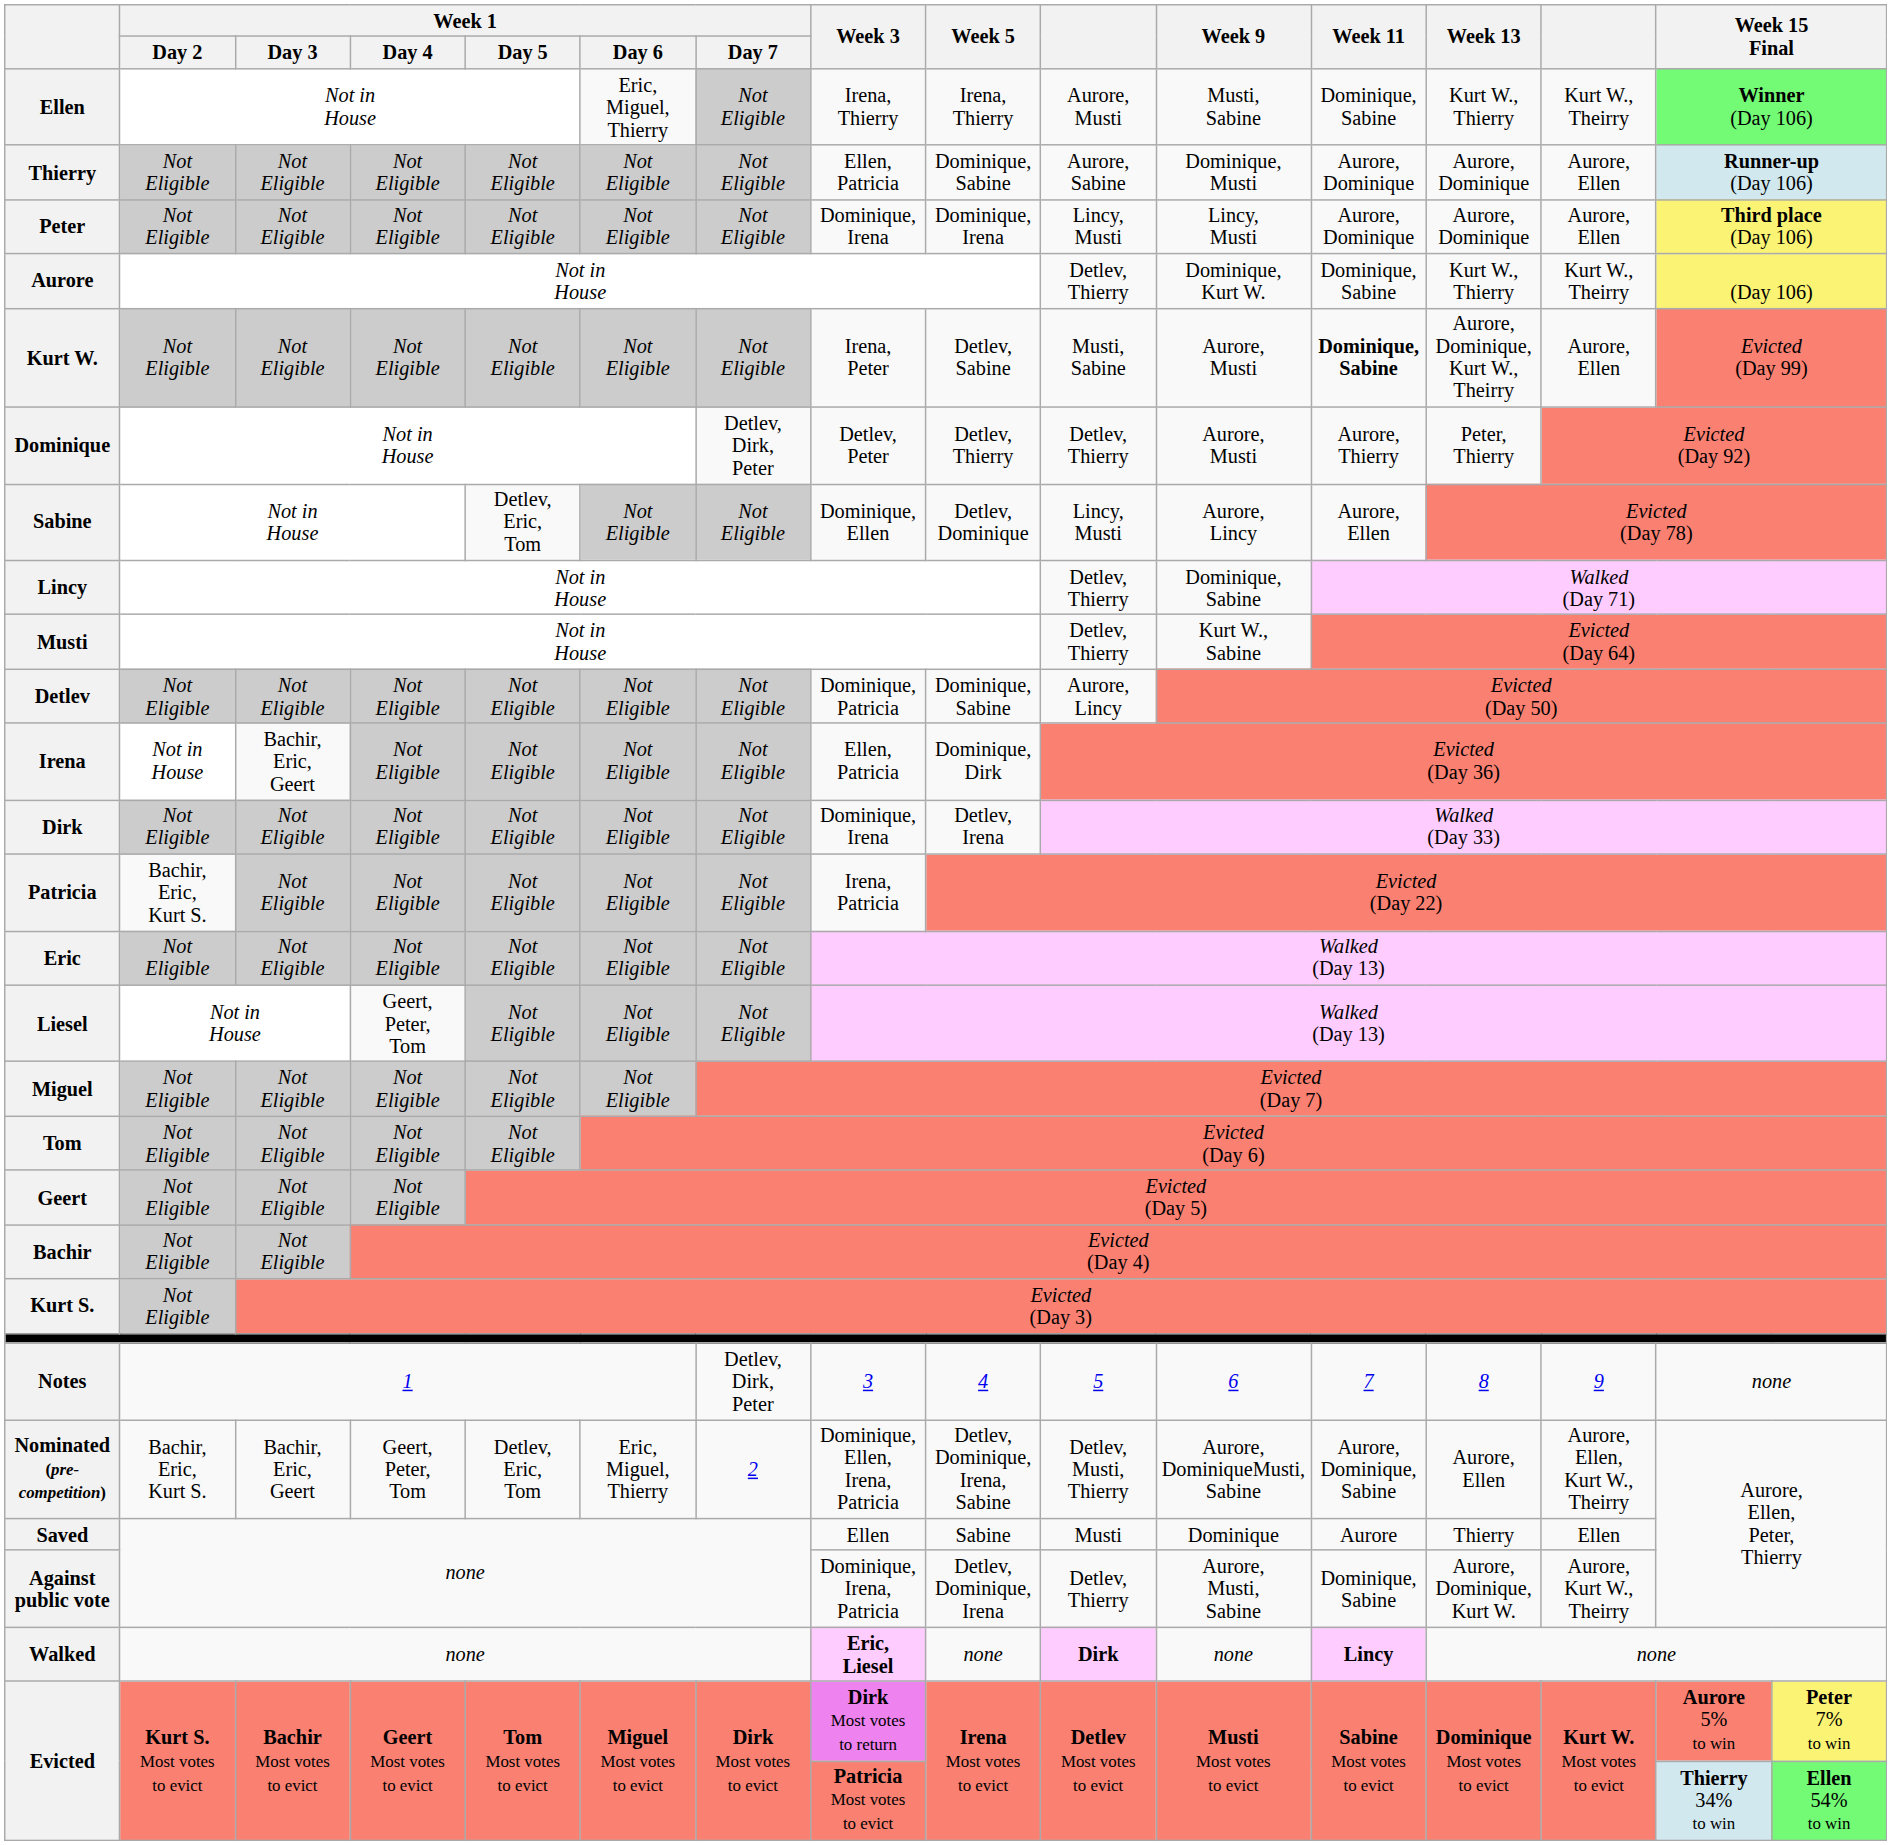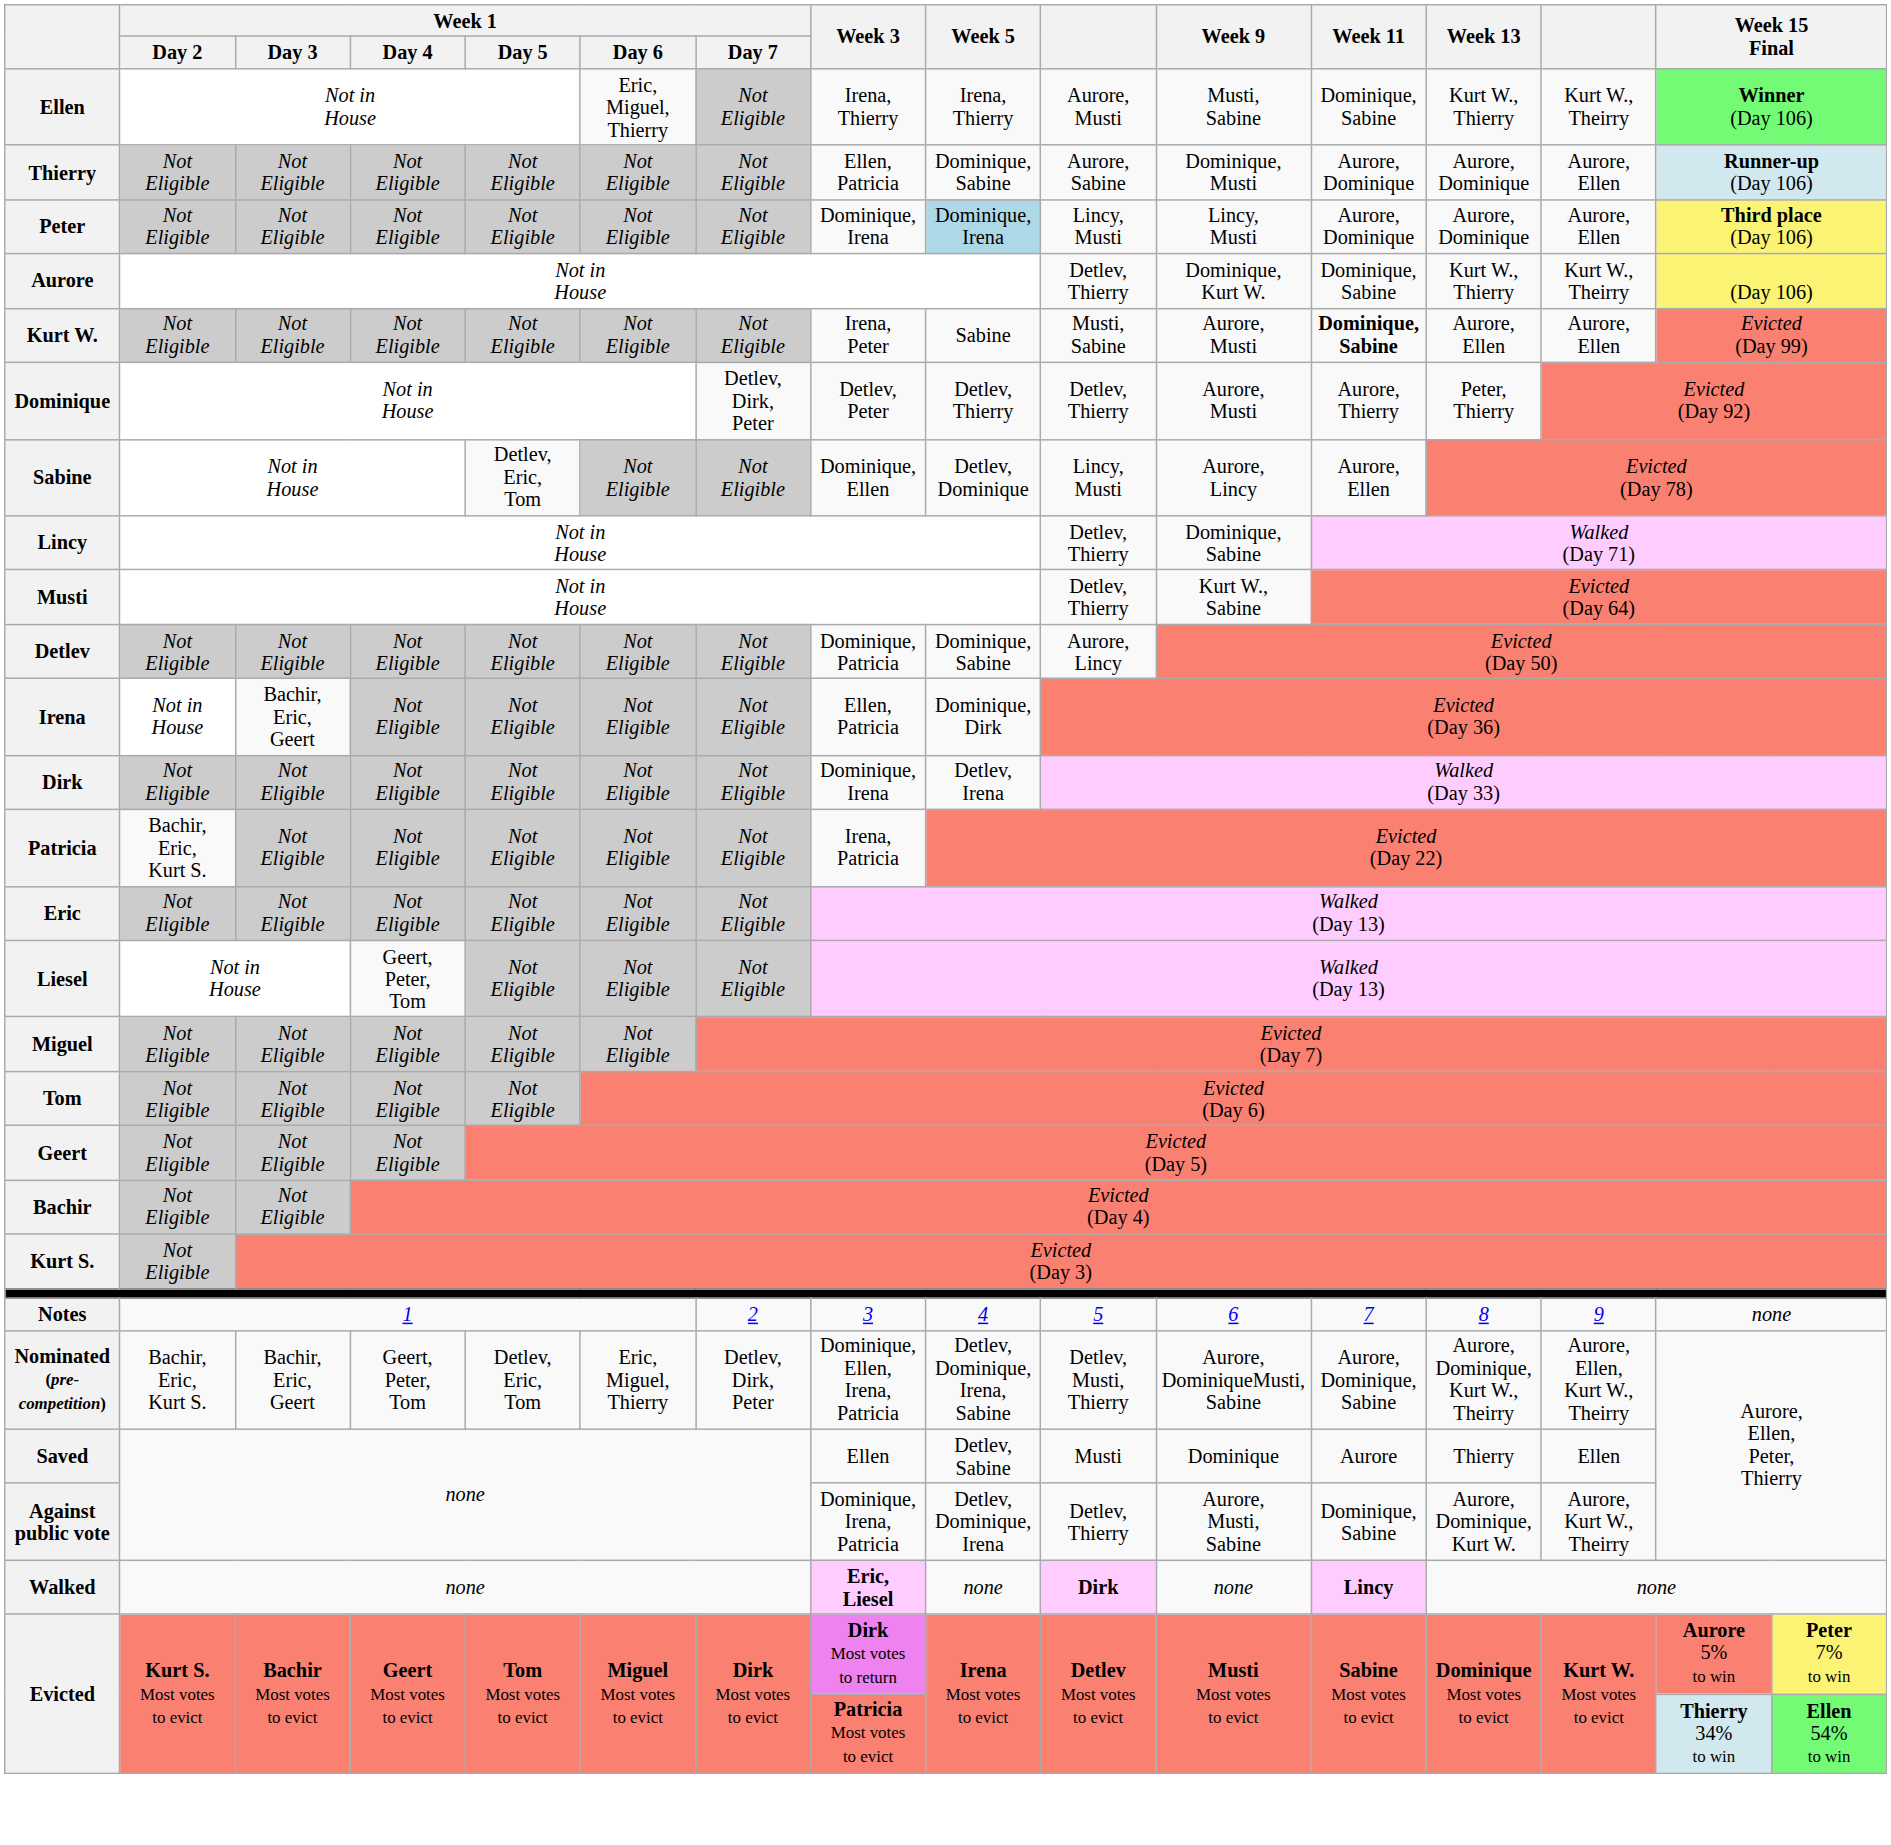(983, 226) no background -> (983, 226) lightblue background
(983, 357) Detlev, Sabine -> (983, 335) Sabine
(1484, 357) Aurore, Dominique, Kurt W., Theirry -> (1484, 335) Aurore, Ellen
(753, 1381) Detlev, Dirk, Peter -> (753, 1314) 2
(753, 1469) 2 -> (753, 1379) Detlev, Dirk, Peter
(1484, 1469) Aurore, Ellen -> (1484, 1379) Aurore, Dominique, Kurt W., Theirry
(983, 1534) Sabine -> (983, 1456) Detlev, Sabine
